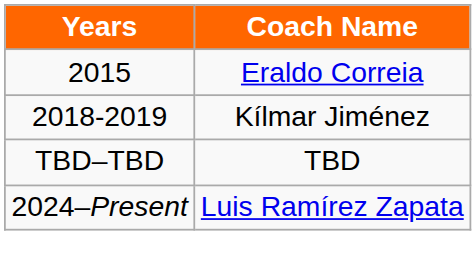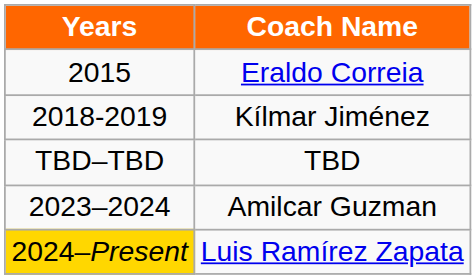+ row: (332, 206)
(100, 206) no background -> (100, 251) gold background
